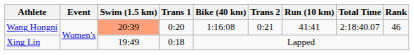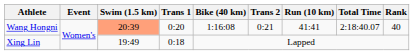(396, 27) 46 -> (396, 27) 40
